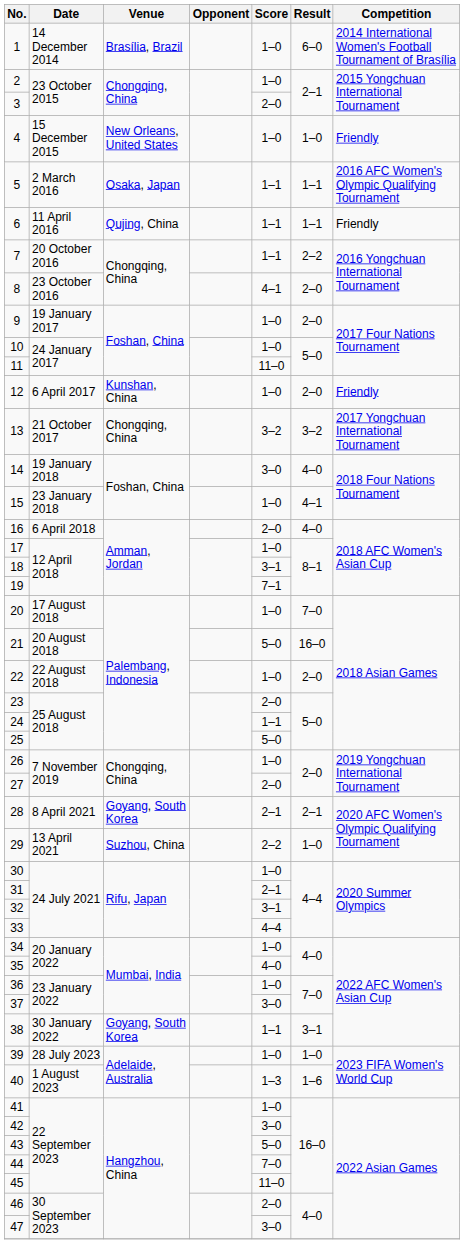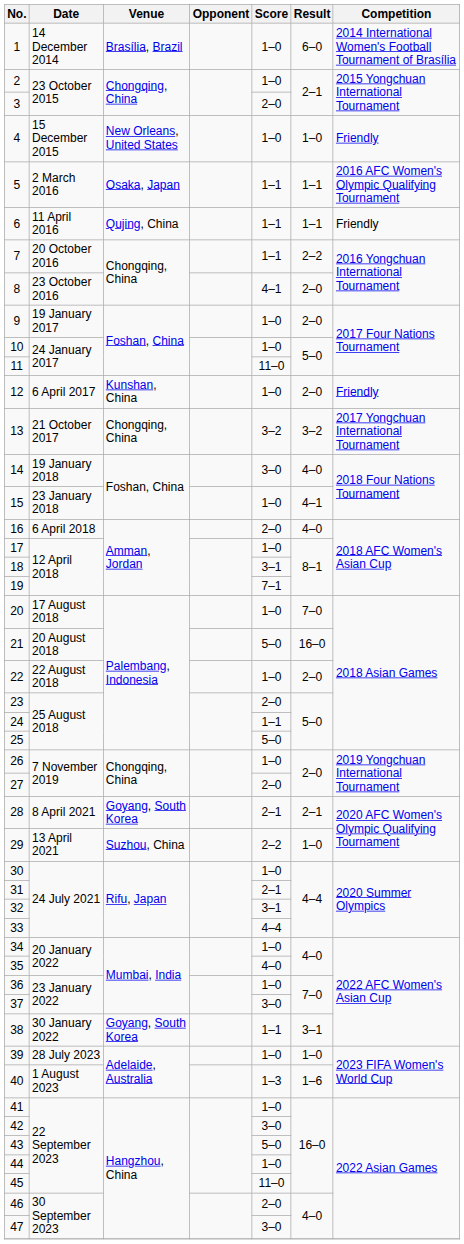(272, 1164) 7–0 -> (272, 1164) 1–0
